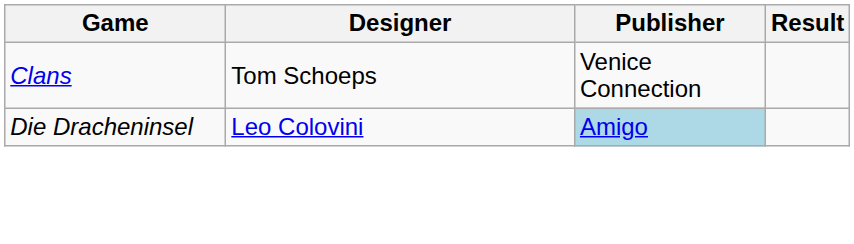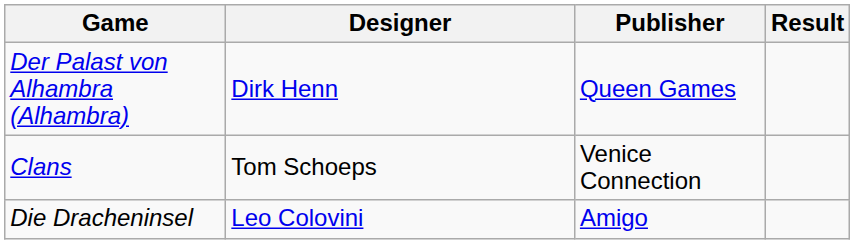+ row: (89, 88)
(614, 126) lightblue background -> (614, 218) no background
